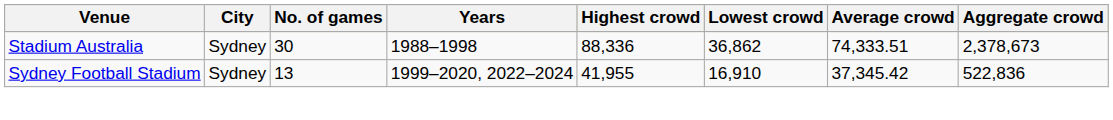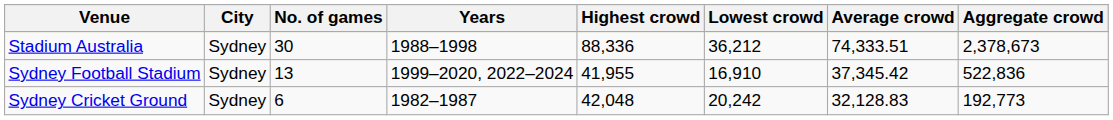(735, 45) 36,862 -> (735, 45) 36,212
+ row: (98, 100)
